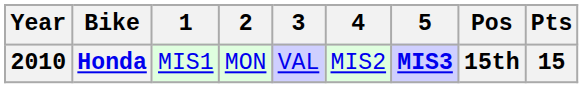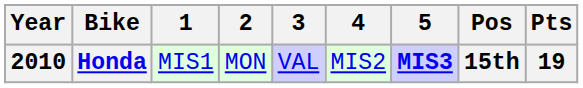(552, 63) 15 -> (552, 63) 19
